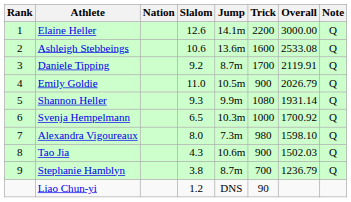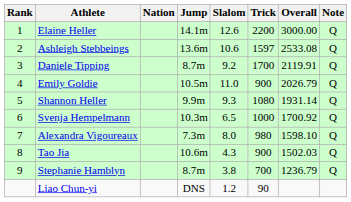columns swapped: (196, 13) <-> (231, 13)
(263, 48) 1600 -> (263, 48) 1597
